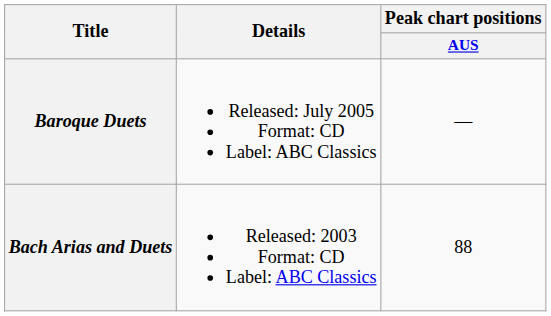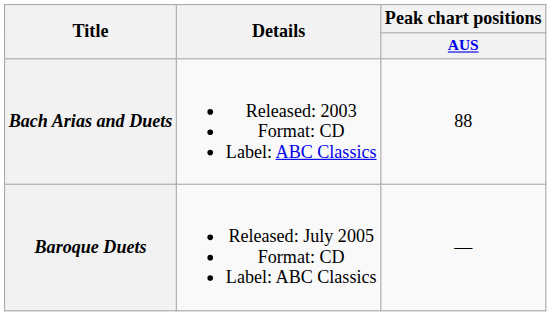rows swapped: (91, 247) <-> (91, 121)
